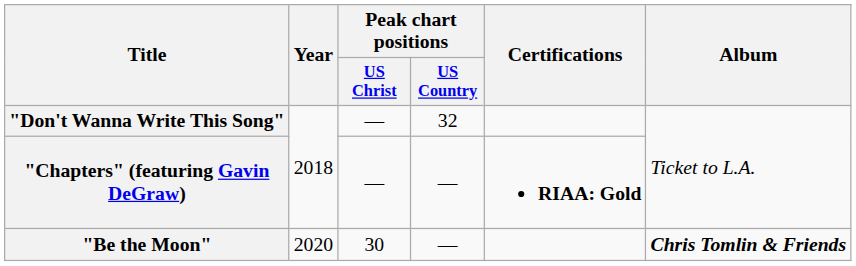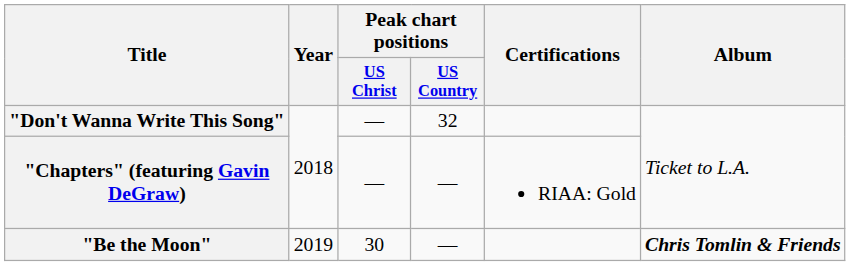(565, 194) bold -> (562, 194) normal
(313, 244) 2020 -> (313, 244) 2019
